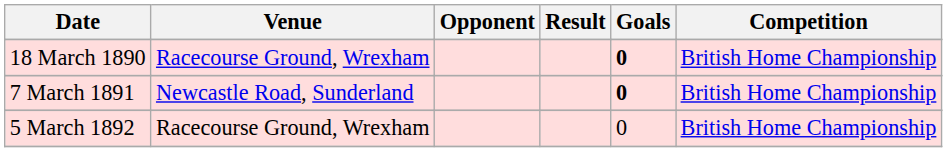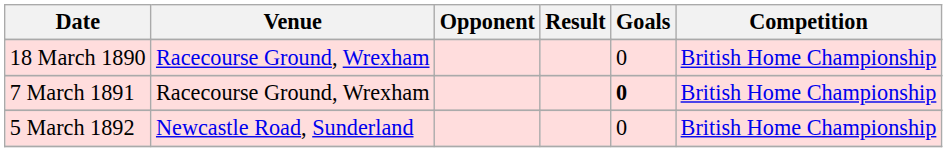(622, 57) bold -> (622, 57) normal
(285, 92) Newcastle Road, Sunderland -> (293, 92) Racecourse Ground, Wrexham
(293, 127) Racecourse Ground, Wrexham -> (285, 127) Newcastle Road, Sunderland
